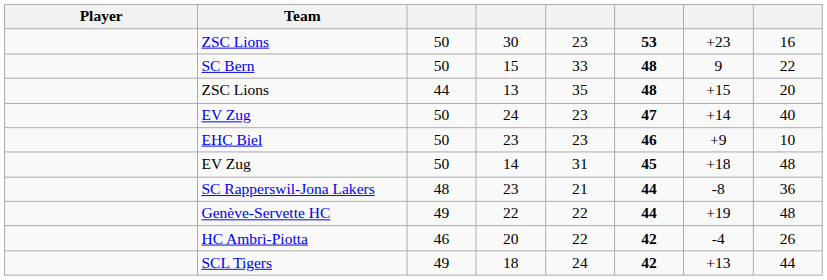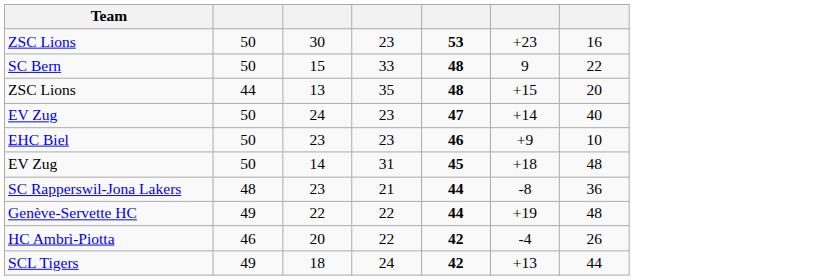- column: (101, 16)
